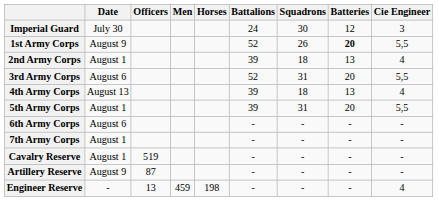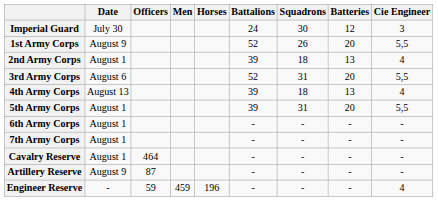(350, 44) bold -> (350, 44) normal
(108, 124) August 6 -> (108, 124) August 1
(151, 156) 519 -> (151, 156) 464
(151, 188) 13 -> (151, 188) 59
(212, 188) 198 -> (212, 188) 196
